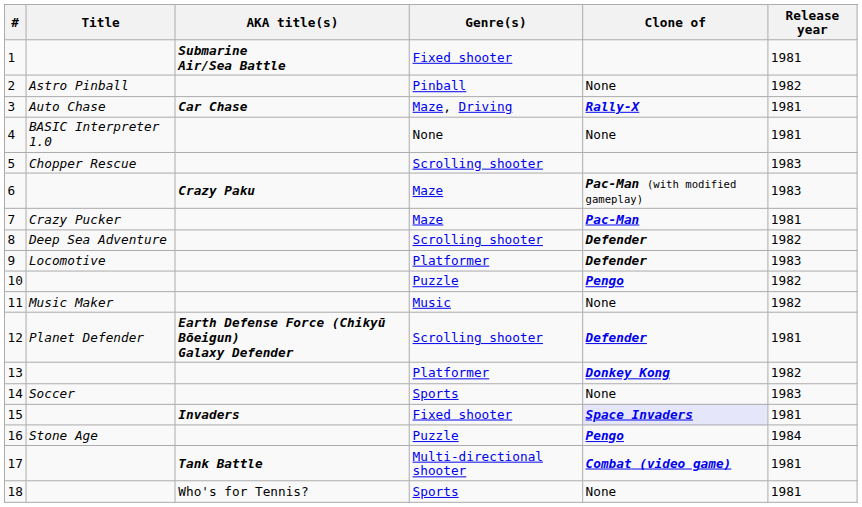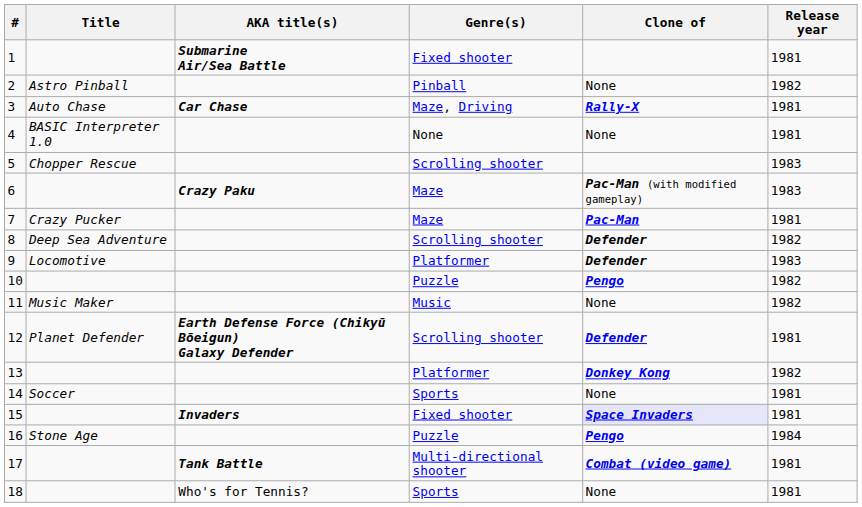(786, 394) 1983 -> (786, 394) 1981
